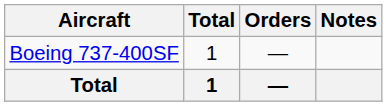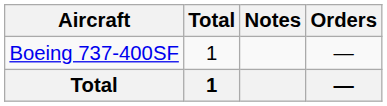columns swapped: (278, 20) <-> (349, 20)
